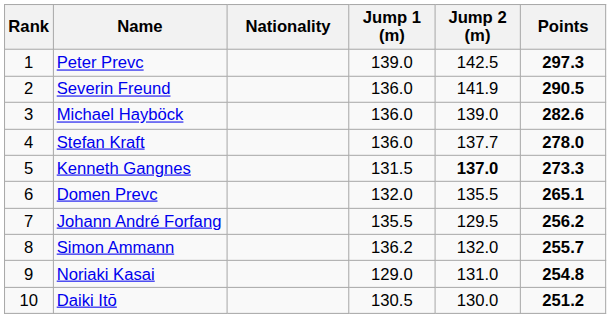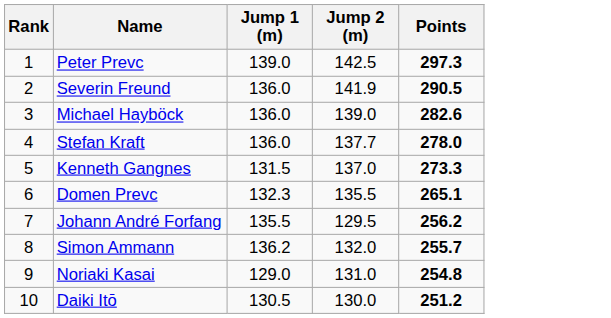- column: (288, 27)
(478, 168) bold -> (355, 168) normal
(392, 194) 132.0 -> (270, 194) 132.3
